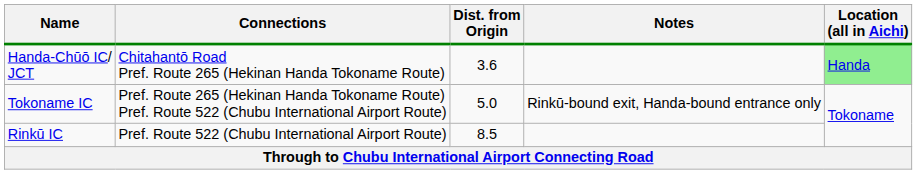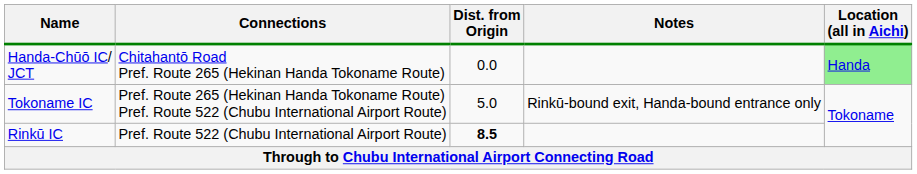(487, 64) 3.6 -> (487, 64) 0.0
(487, 134) normal -> (487, 134) bold
